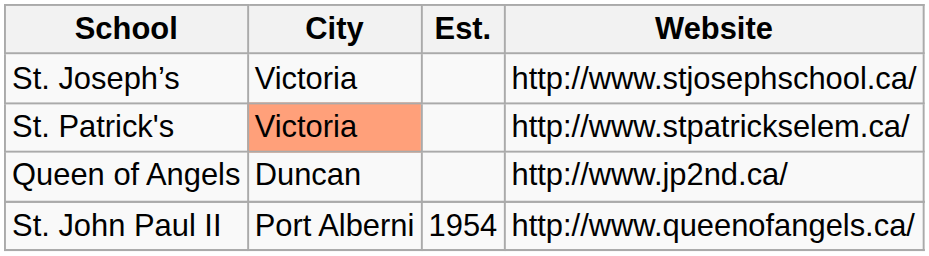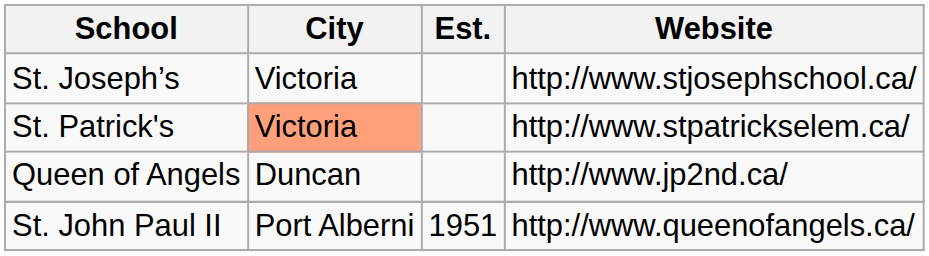(463, 224) 1954 -> (463, 224) 1951
